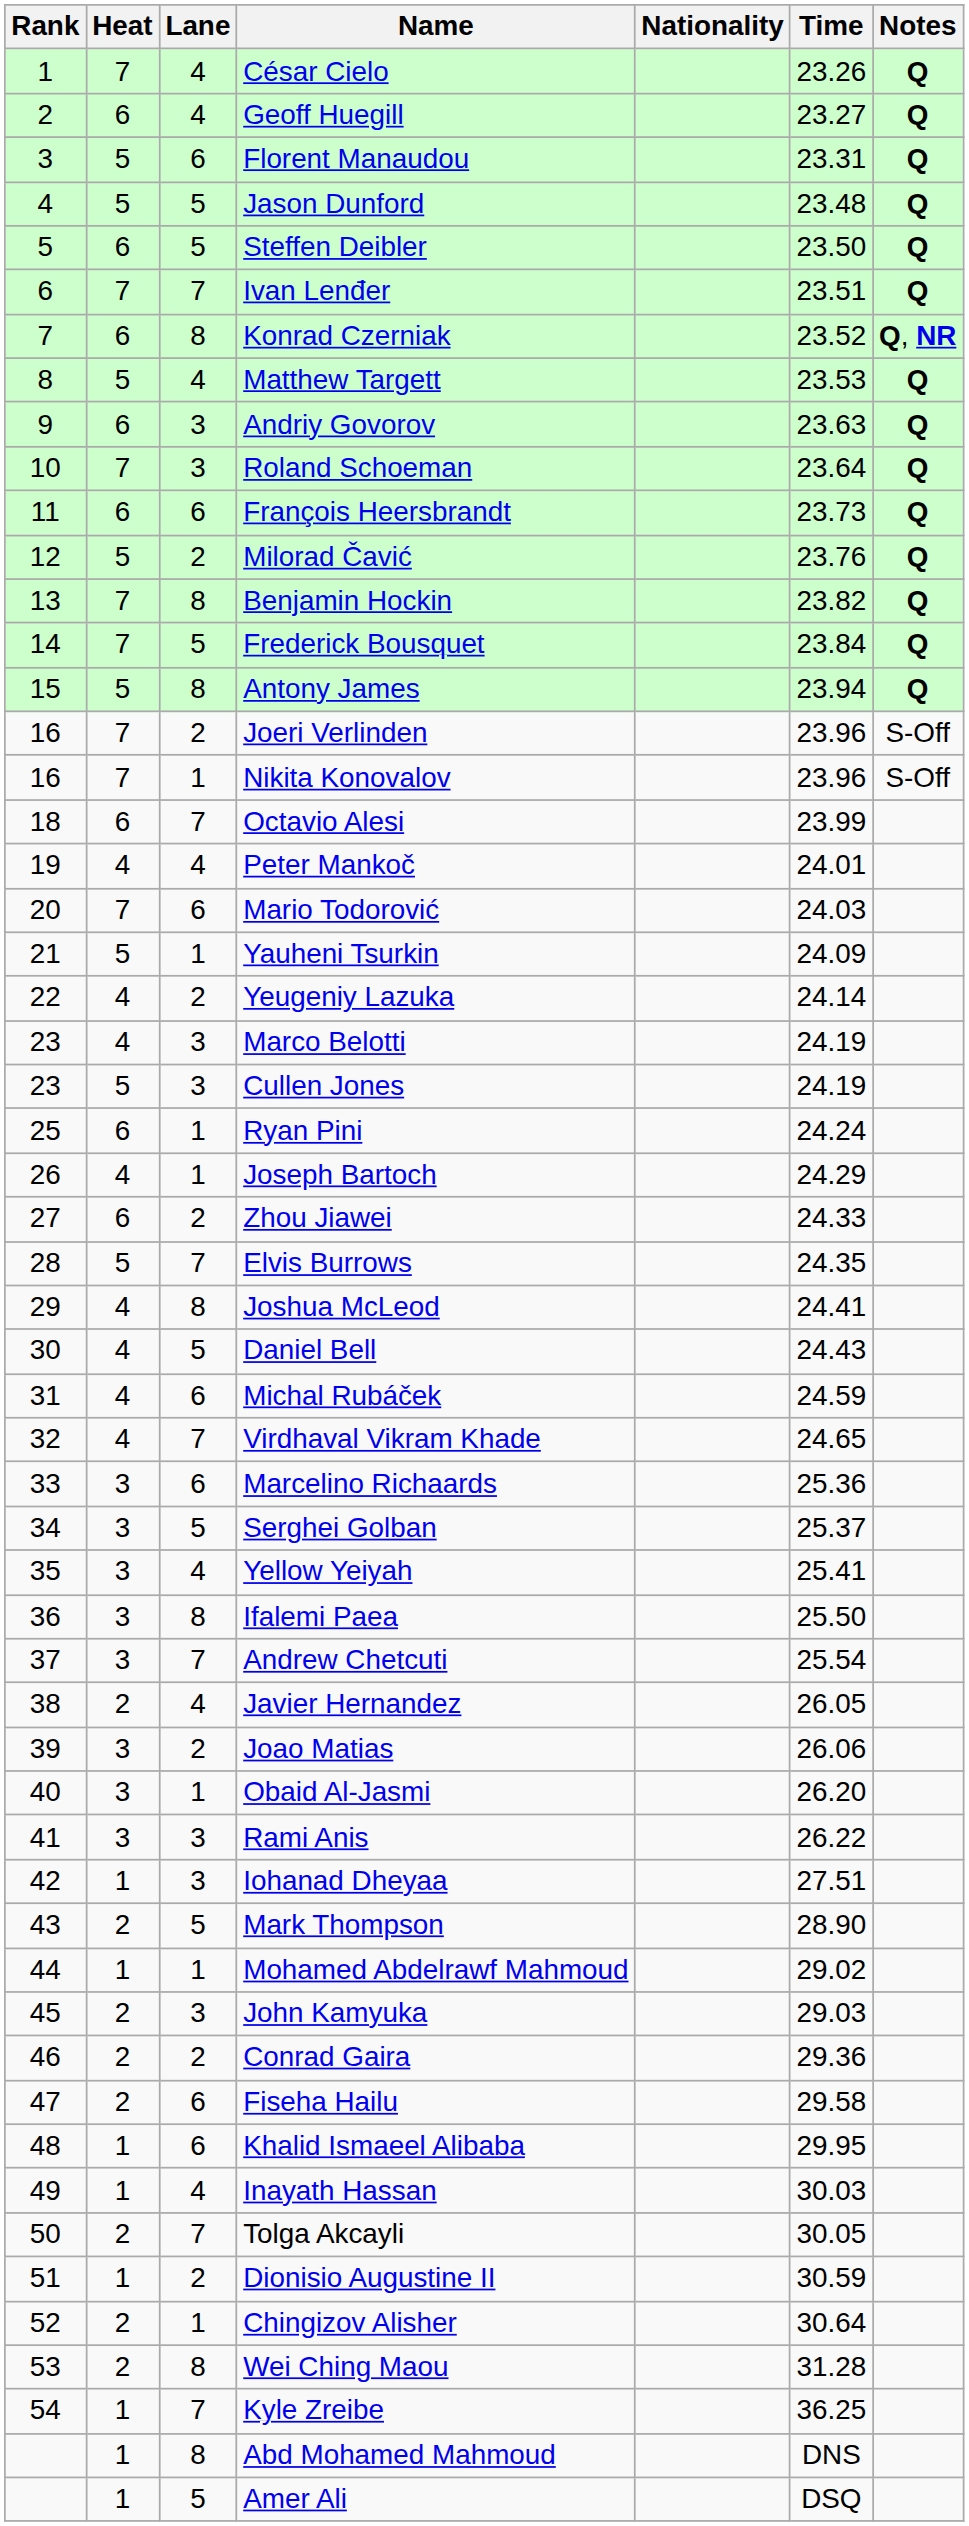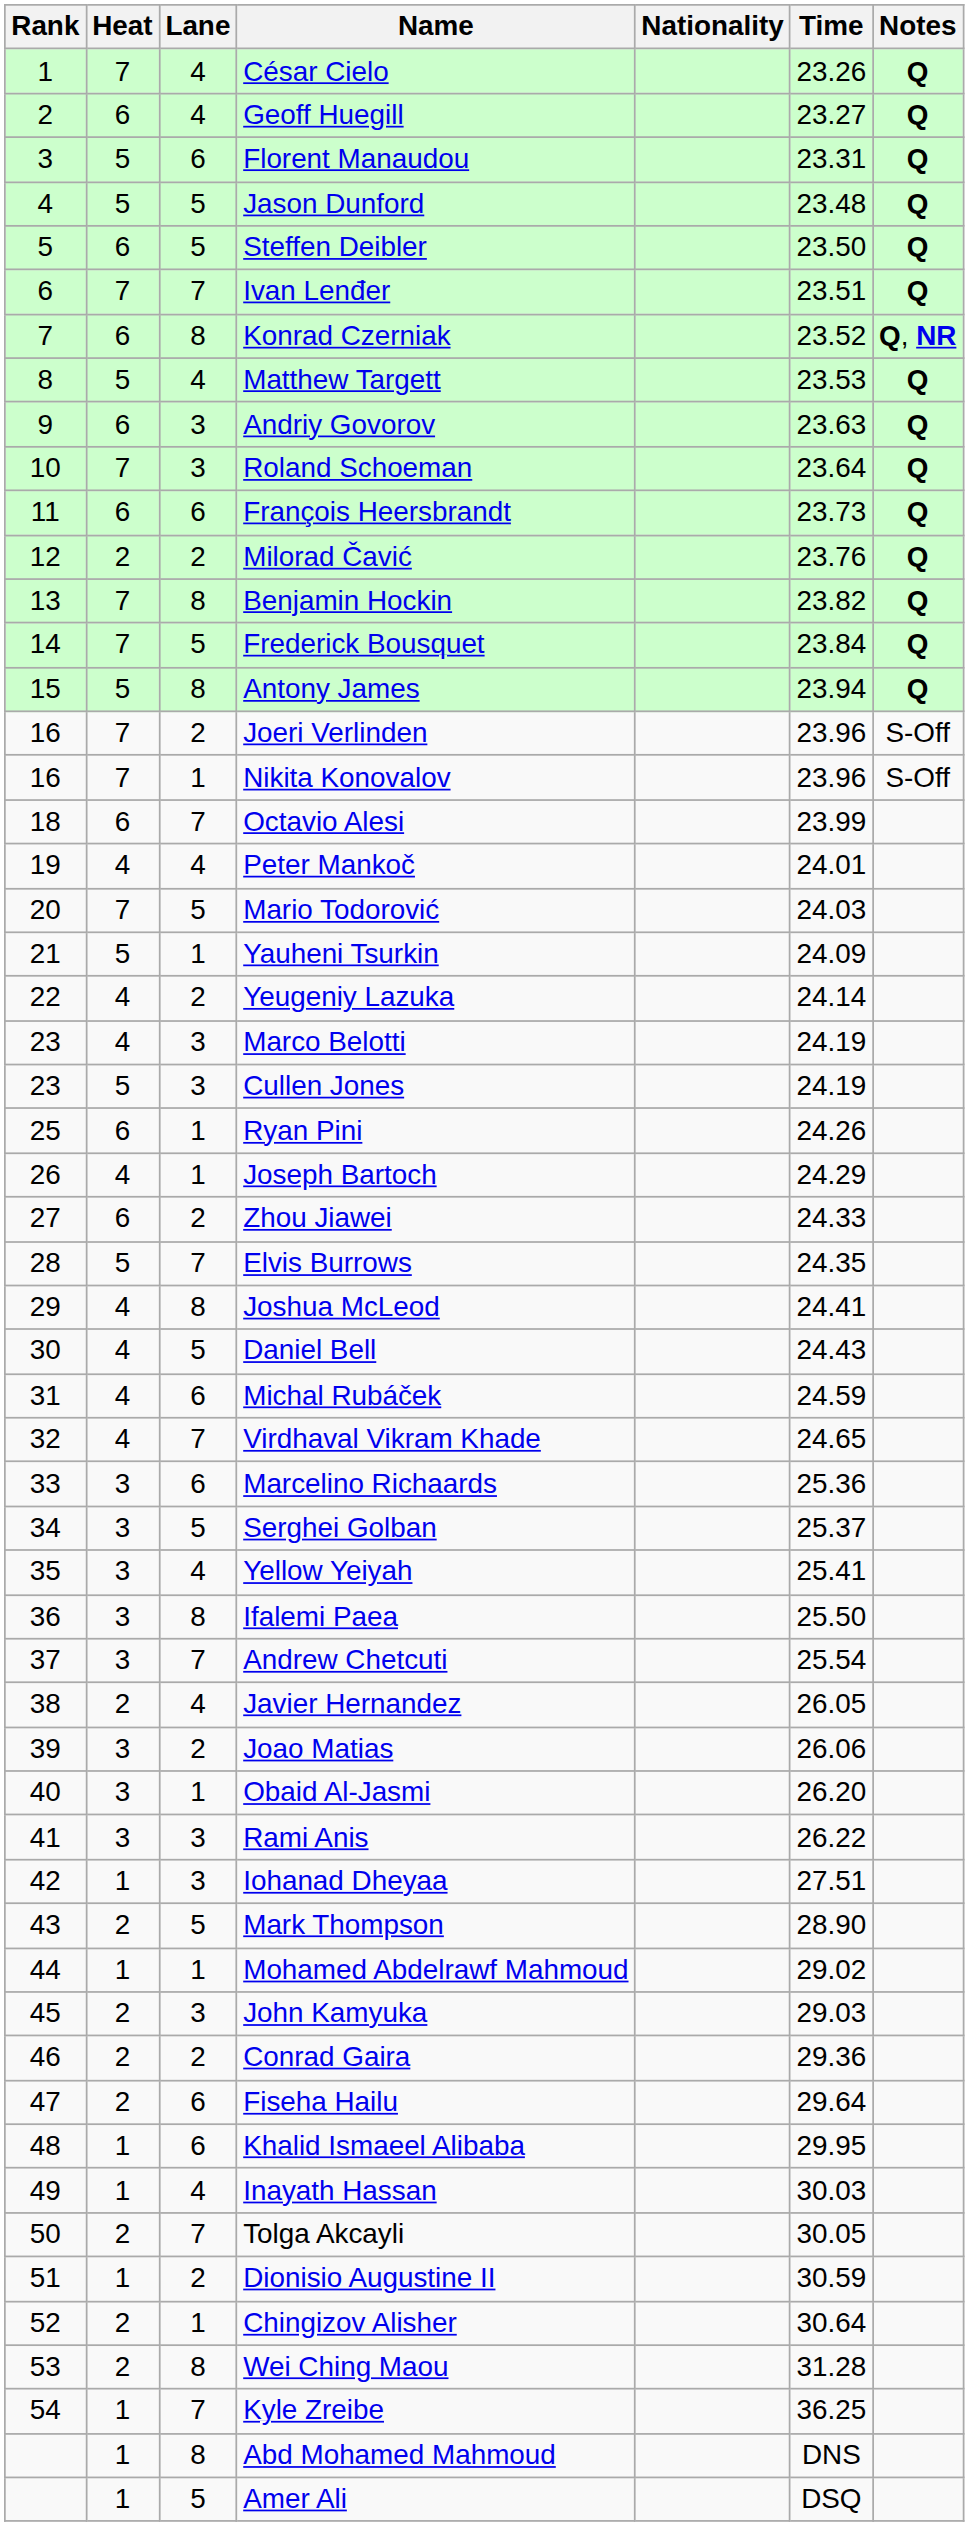(122, 556) 5 -> (122, 556) 2
(198, 909) 6 -> (198, 909) 5
(831, 1130) 24.24 -> (831, 1130) 24.26
(831, 2101) 29.58 -> (831, 2101) 29.64
